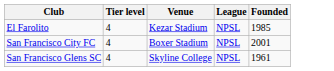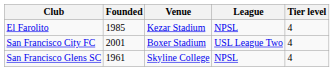columns swapped: (270, 12) <-> (125, 12)
(228, 43) NPSL -> (249, 43) USL League Two
